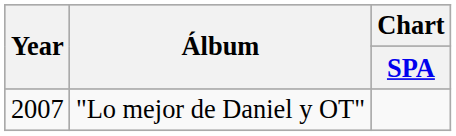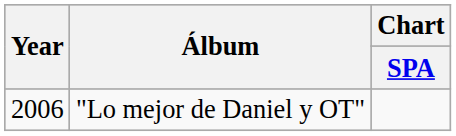(37, 109) 2007 -> (37, 109) 2006
